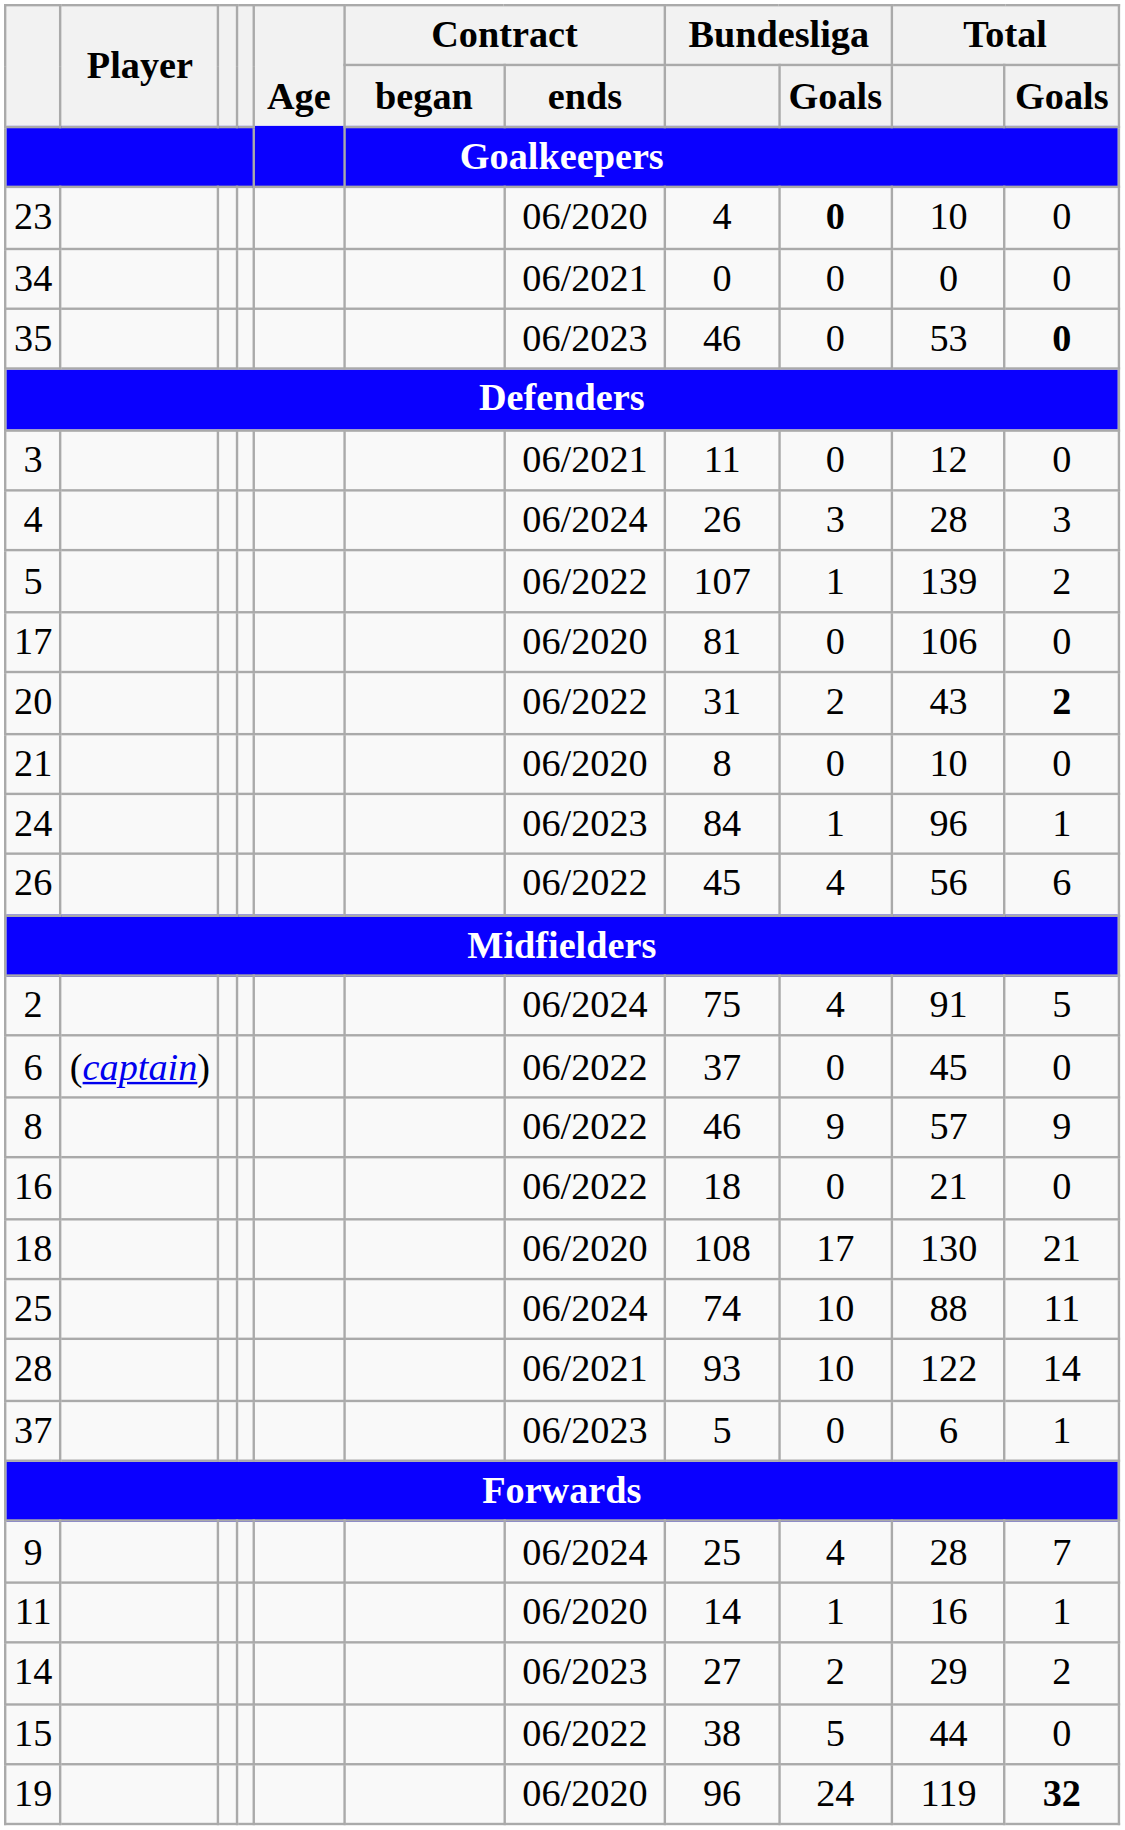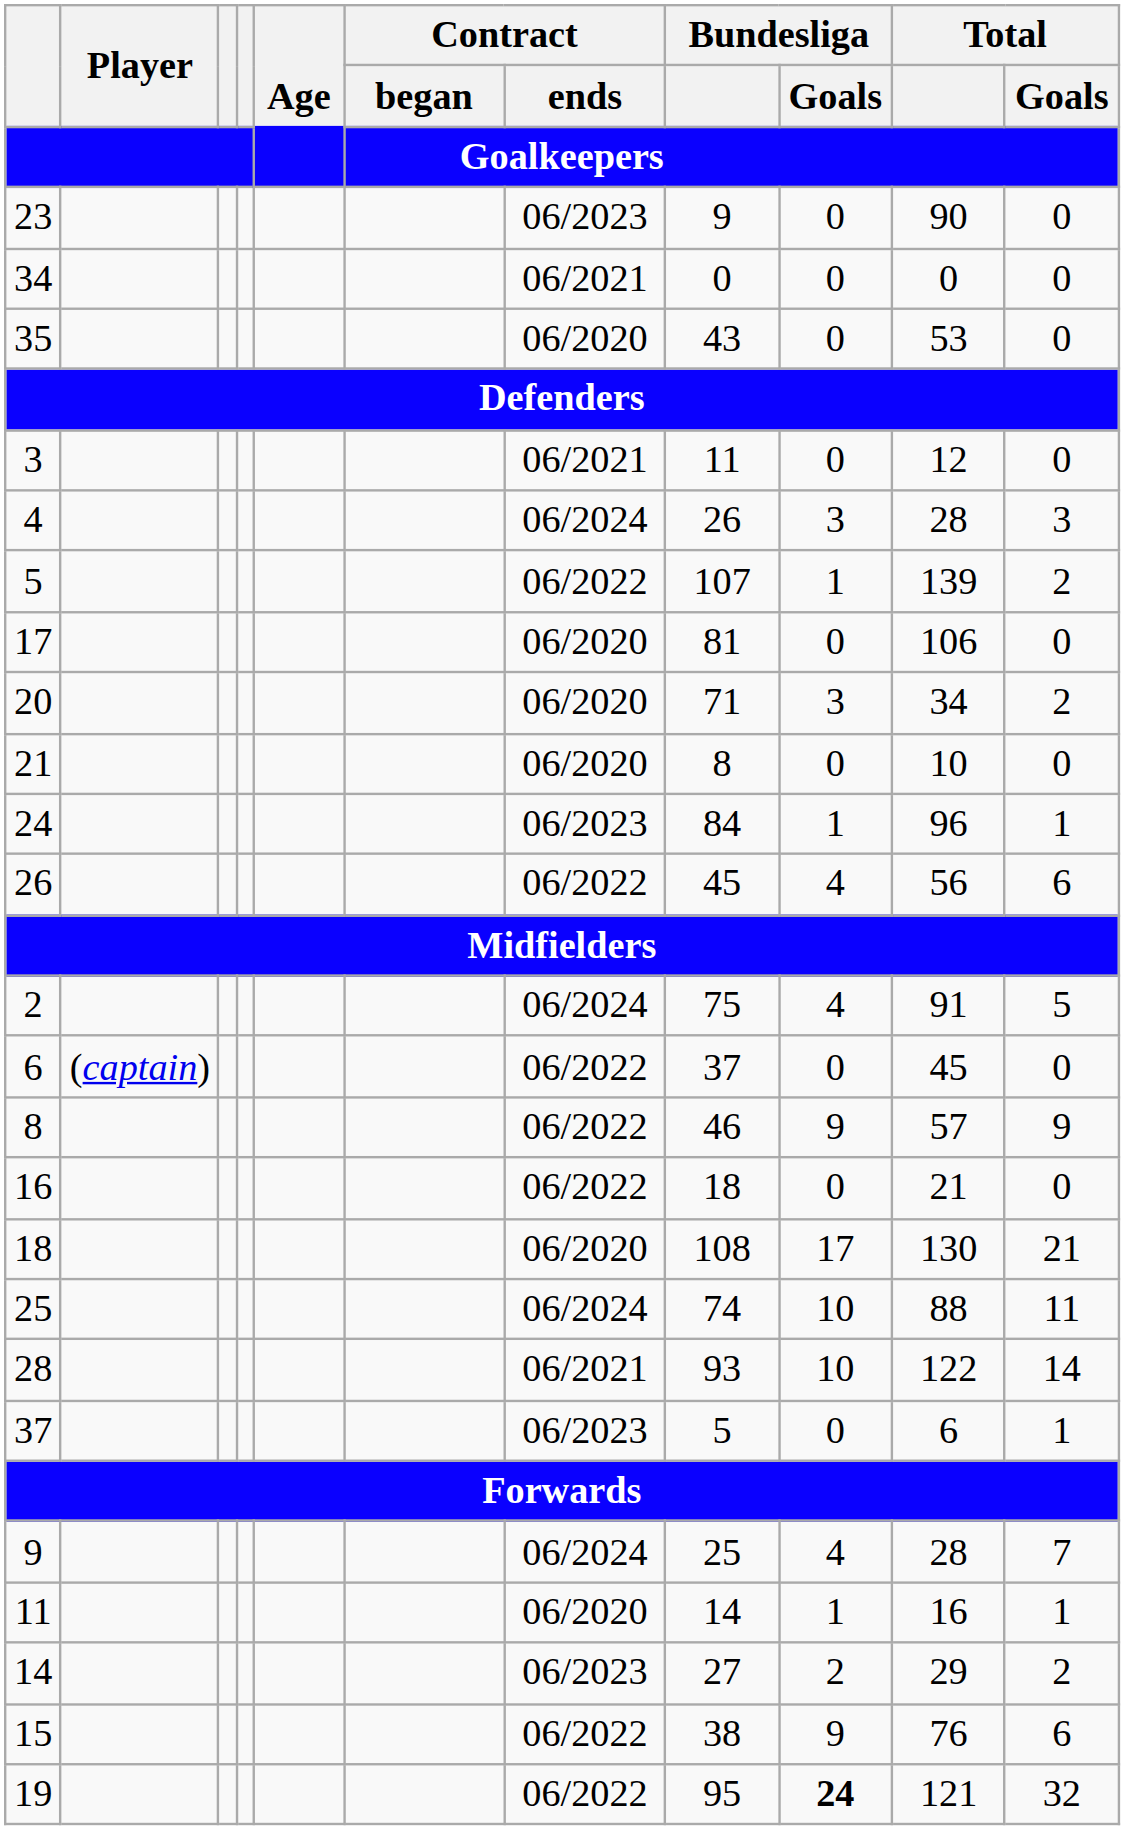(585, 216) 06/2020 -> (585, 216) 06/2023
(722, 216) 4 -> (722, 216) 9
(835, 216) bold -> (835, 216) normal
(949, 216) 10 -> (949, 216) 90
(585, 338) 06/2023 -> (585, 338) 06/2020
(722, 338) 46 -> (722, 338) 43
(1062, 338) bold -> (1062, 338) normal
(585, 701) 06/2022 -> (585, 701) 06/2020
(722, 701) 31 -> (722, 701) 71
(835, 701) 2 -> (835, 701) 3
(949, 701) 43 -> (949, 701) 34
(1062, 701) bold -> (1062, 701) normal
(835, 1732) 5 -> (835, 1732) 9
(949, 1732) 44 -> (949, 1732) 76
(1062, 1732) 0 -> (1062, 1732) 6
(585, 1793) 06/2020 -> (585, 1793) 06/2022
(722, 1793) 96 -> (722, 1793) 95
(835, 1793) normal -> (835, 1793) bold
(949, 1793) 119 -> (949, 1793) 121
(1062, 1793) bold -> (1062, 1793) normal
